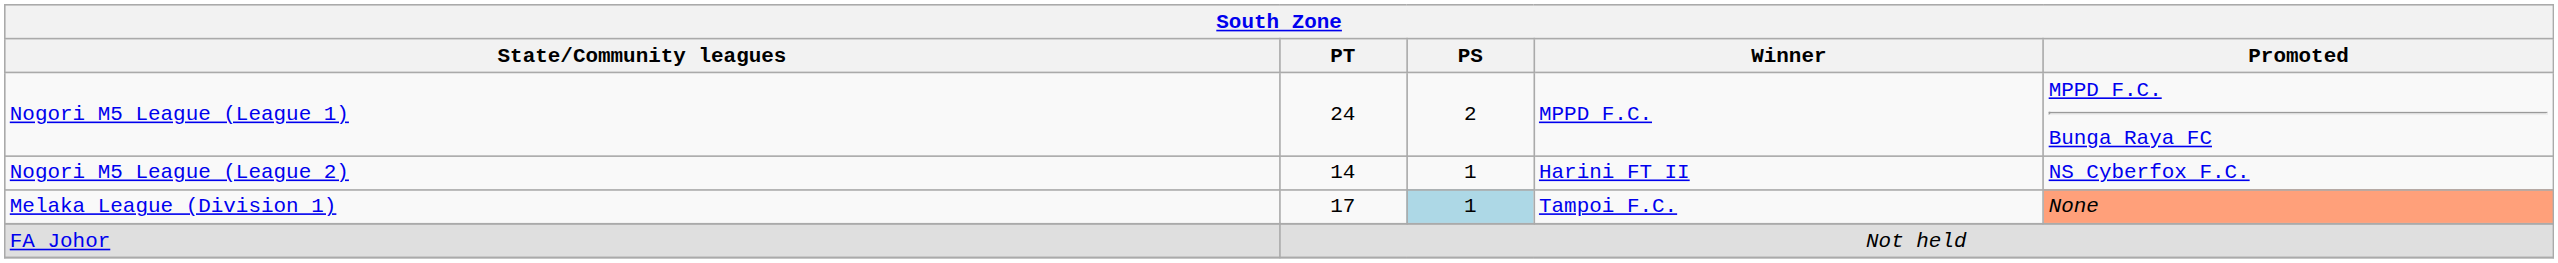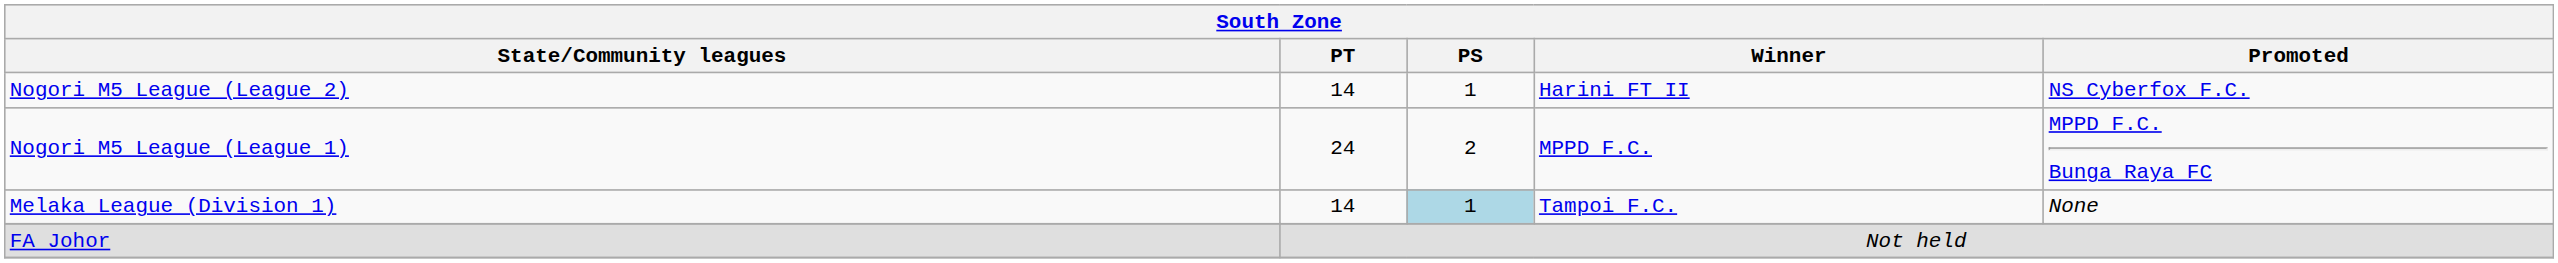rows swapped: (179, 114) <-> (179, 172)
(1343, 207) 17 -> (1343, 207) 14
(2074, 207) lightsalmon background -> (2074, 207) no background
